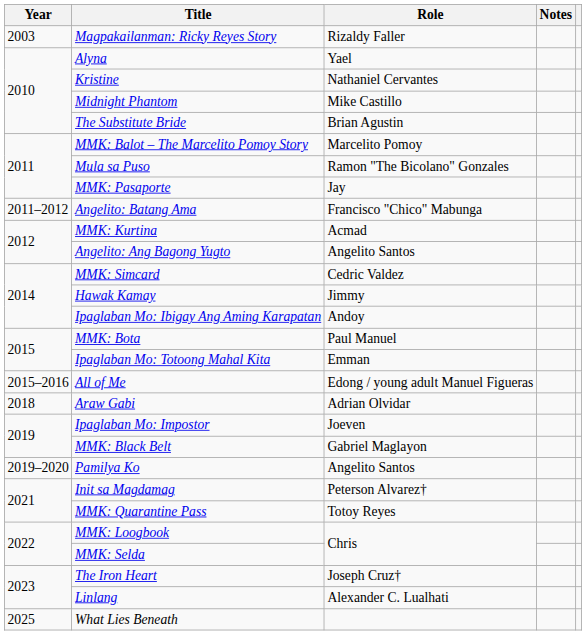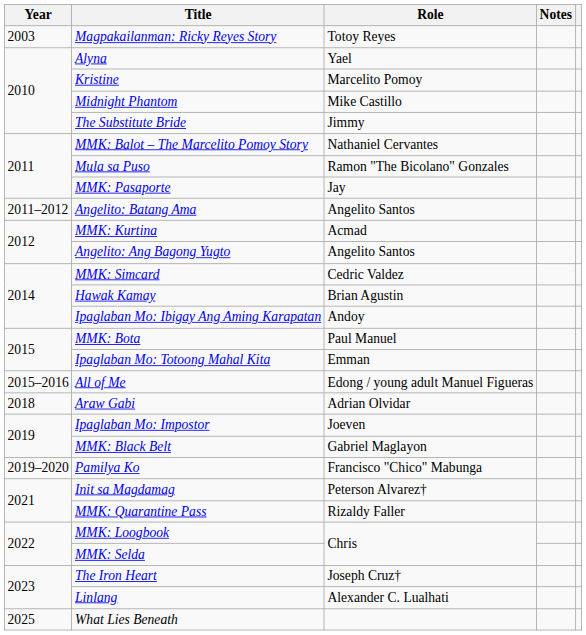(366, 36) Rizaldy Faller -> (362, 36) Totoy Reyes
(383, 79) Nathaniel Cervantes -> (375, 79) Marcelito Pomoy
(365, 123) Brian Agustin -> (346, 123) Jimmy
(375, 144) Marcelito Pomoy -> (383, 144) Nathaniel Cervantes
(405, 209) Francisco "Chico" Mabunga -> (371, 209) Angelito Santos
(346, 295) Jimmy -> (365, 295) Brian Agustin
(371, 468) Angelito Santos -> (405, 468) Francisco "Chico" Mabunga
(362, 511) Totoy Reyes -> (366, 511) Rizaldy Faller
